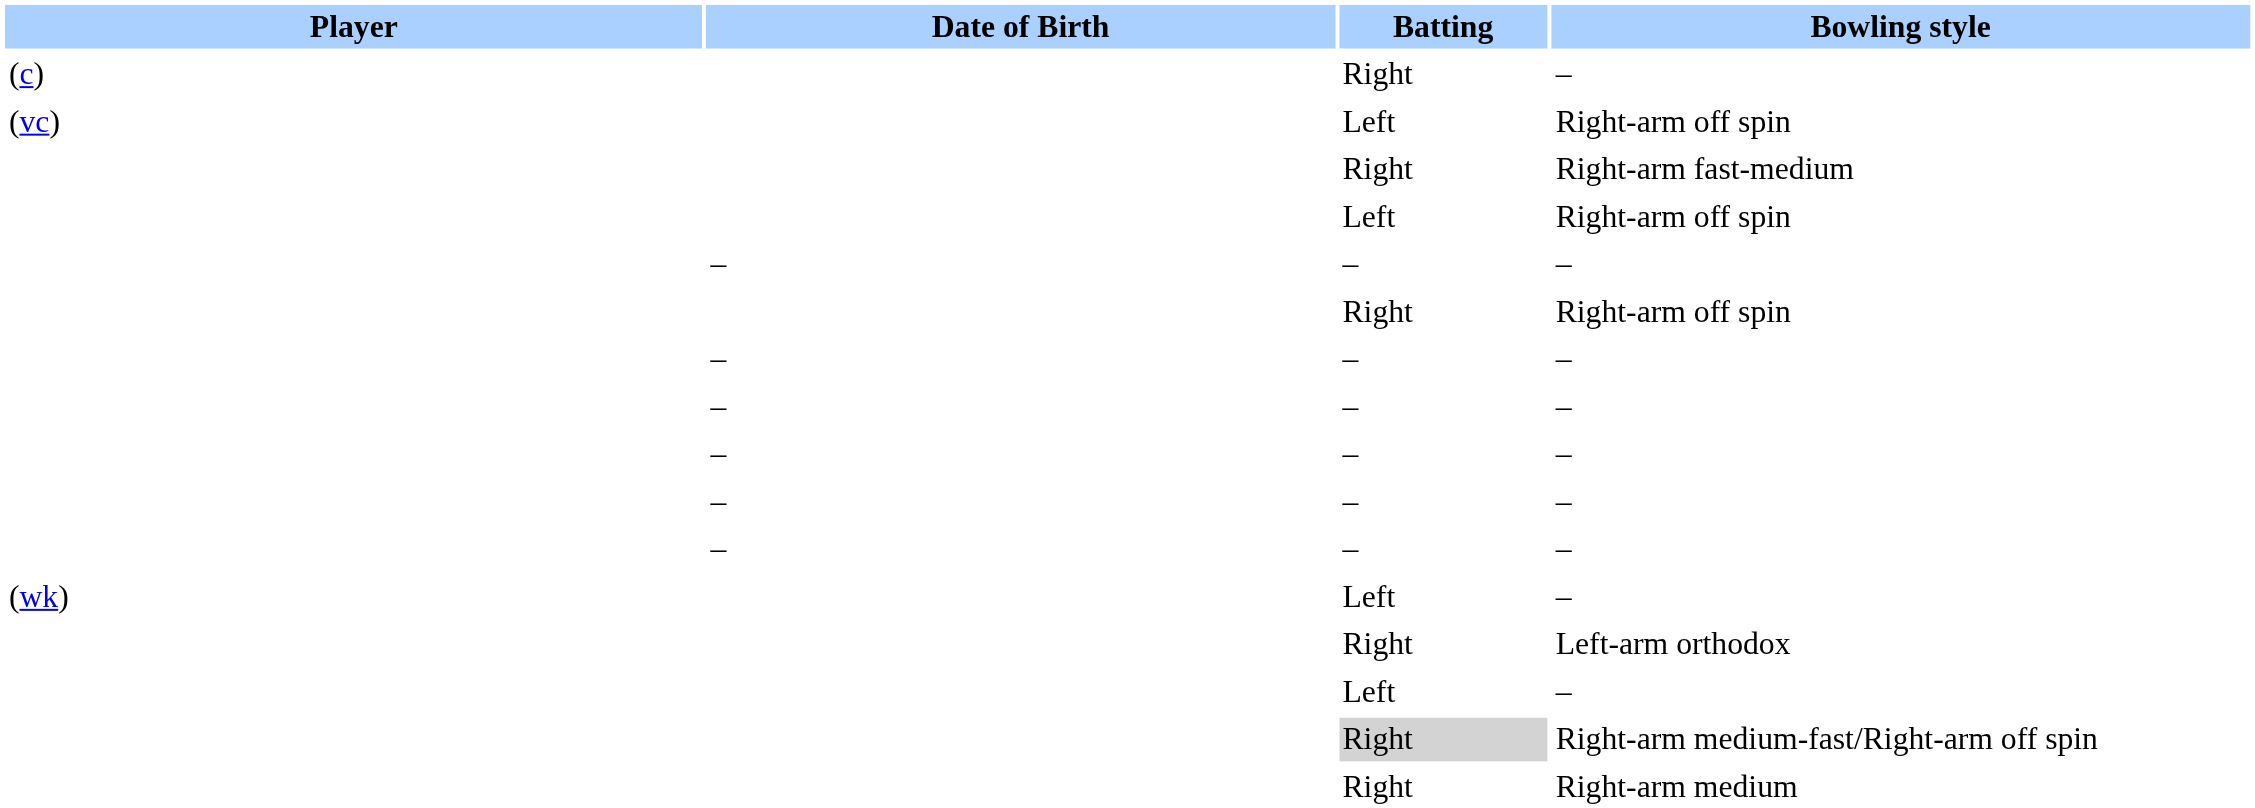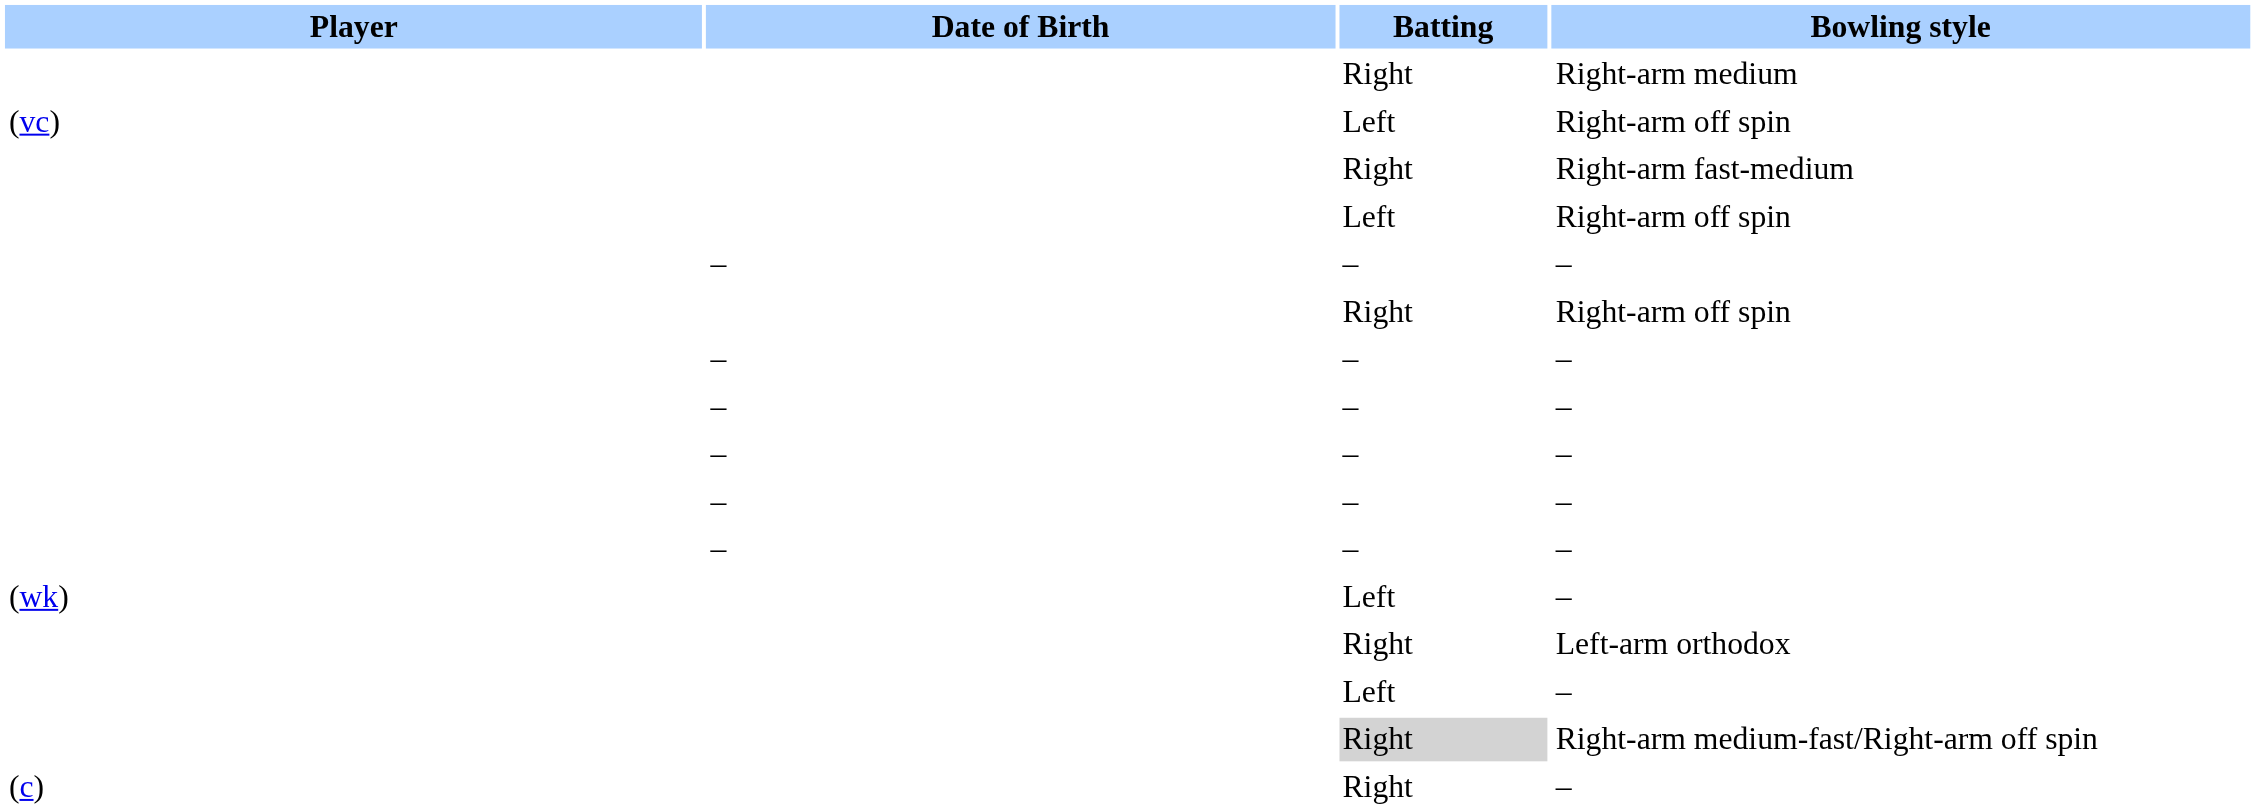rows swapped: (27, 73) <-> (354, 787)
